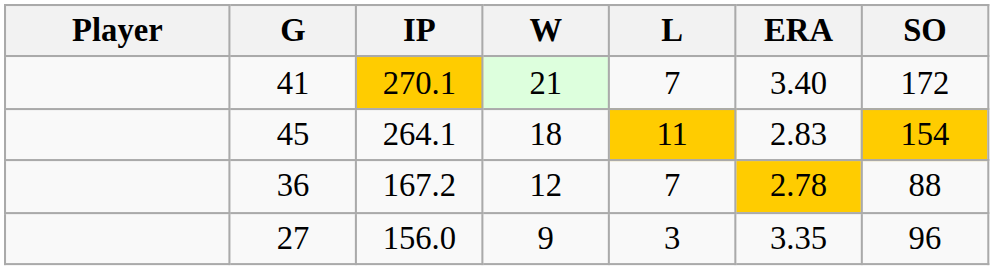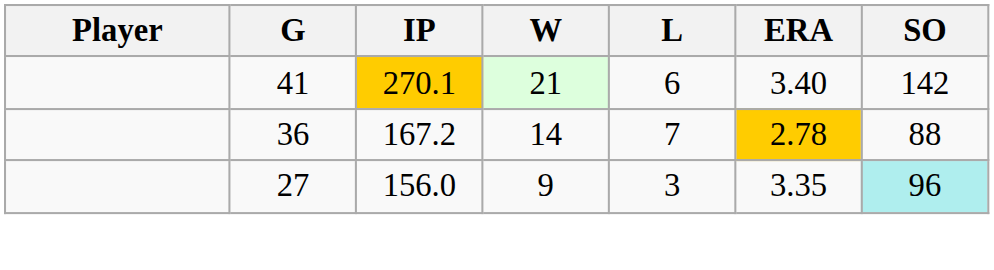(672, 82) 7 -> (672, 82) 6
(925, 82) 172 -> (925, 82) 142
- row: (293, 133)
(546, 185) 12 -> (546, 133) 14
(925, 237) no background -> (925, 185) paleturquoise background
